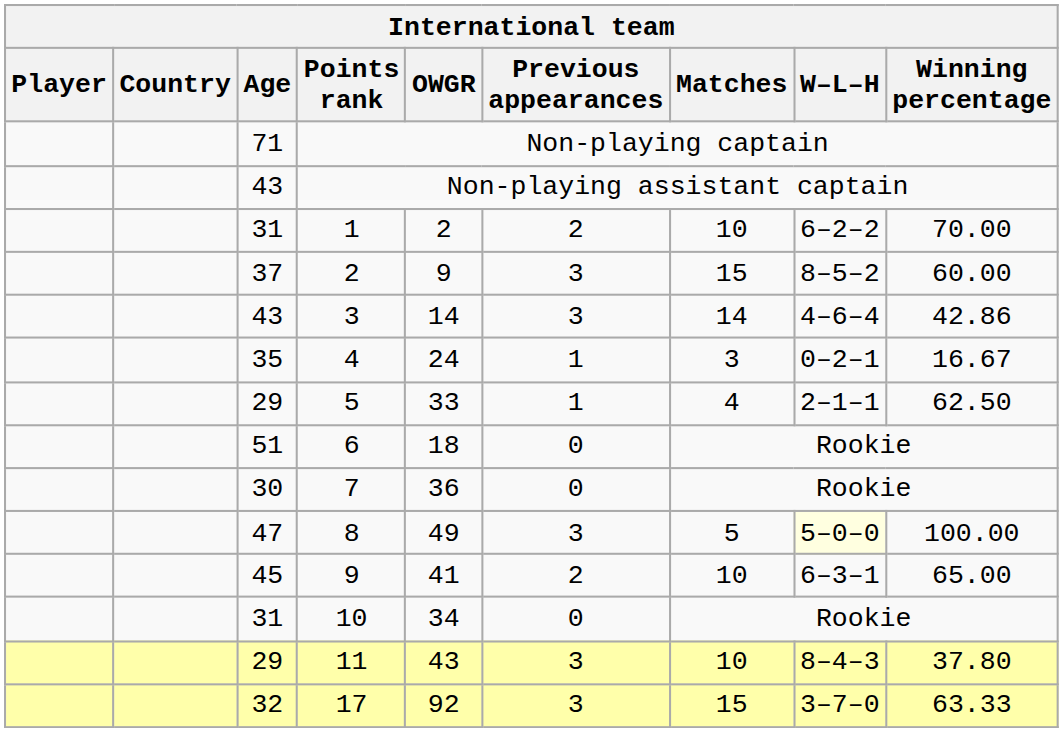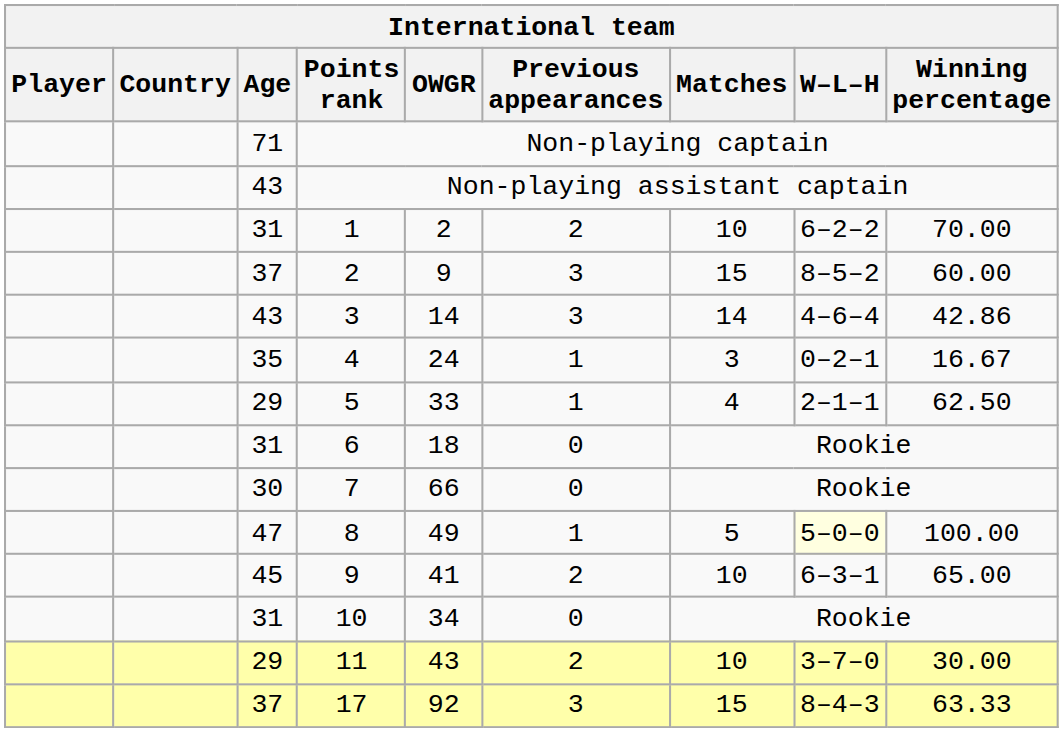(267, 446) 51 -> (267, 446) 31
(444, 489) 36 -> (444, 489) 66
(576, 533) 3 -> (576, 533) 1
(576, 662) 3 -> (576, 662) 2
(840, 662) 8–4–3 -> (840, 662) 3–7–0
(972, 662) 37.80 -> (972, 662) 30.00
(267, 706) 32 -> (267, 706) 37
(840, 706) 3–7–0 -> (840, 706) 8–4–3
